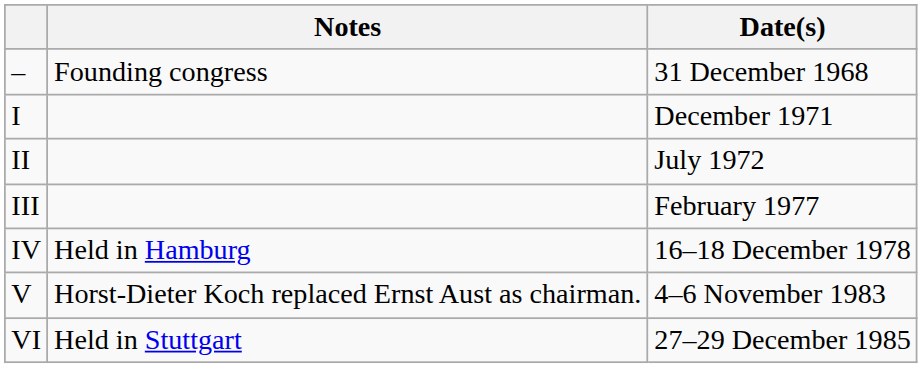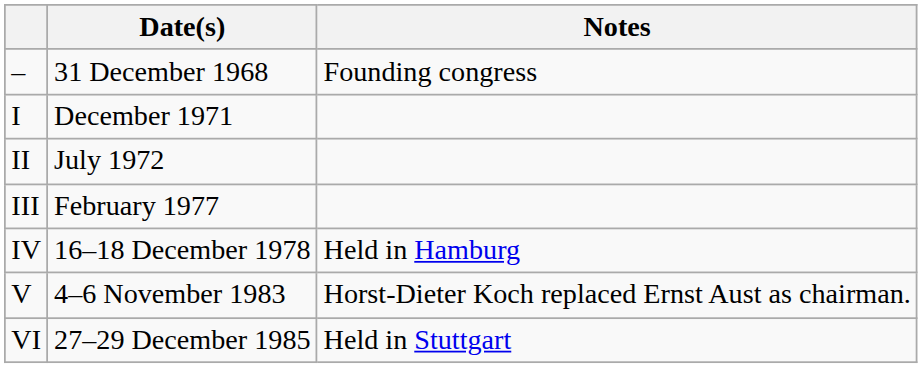columns swapped: (783, 26) <-> (348, 26)
